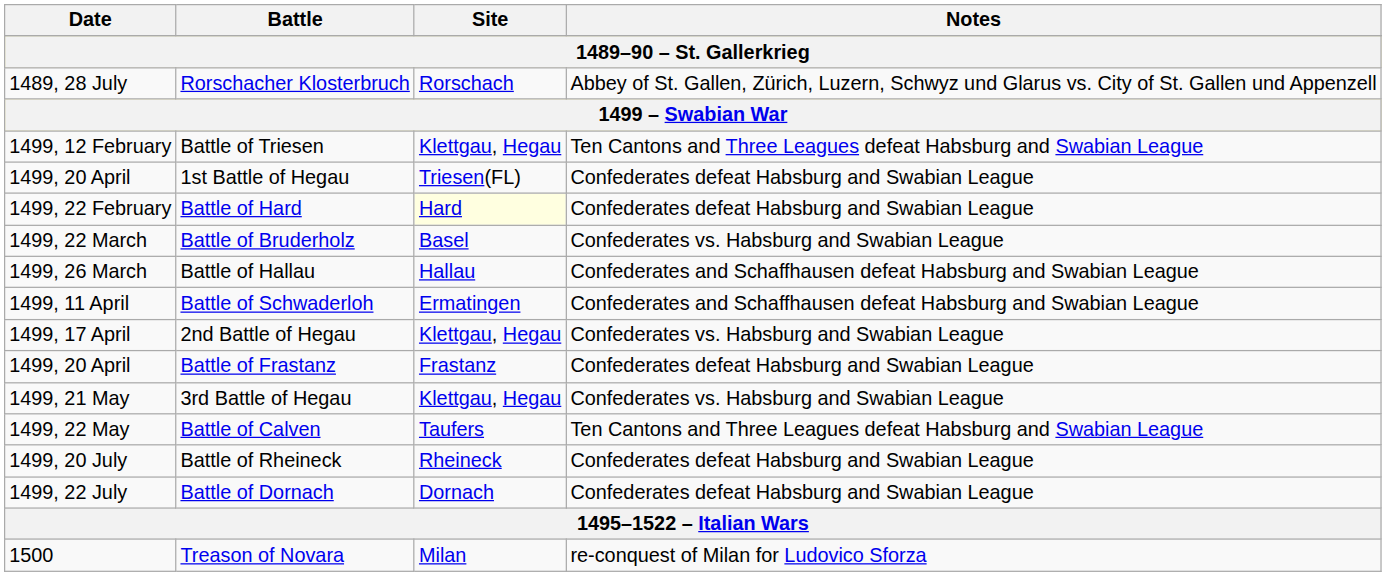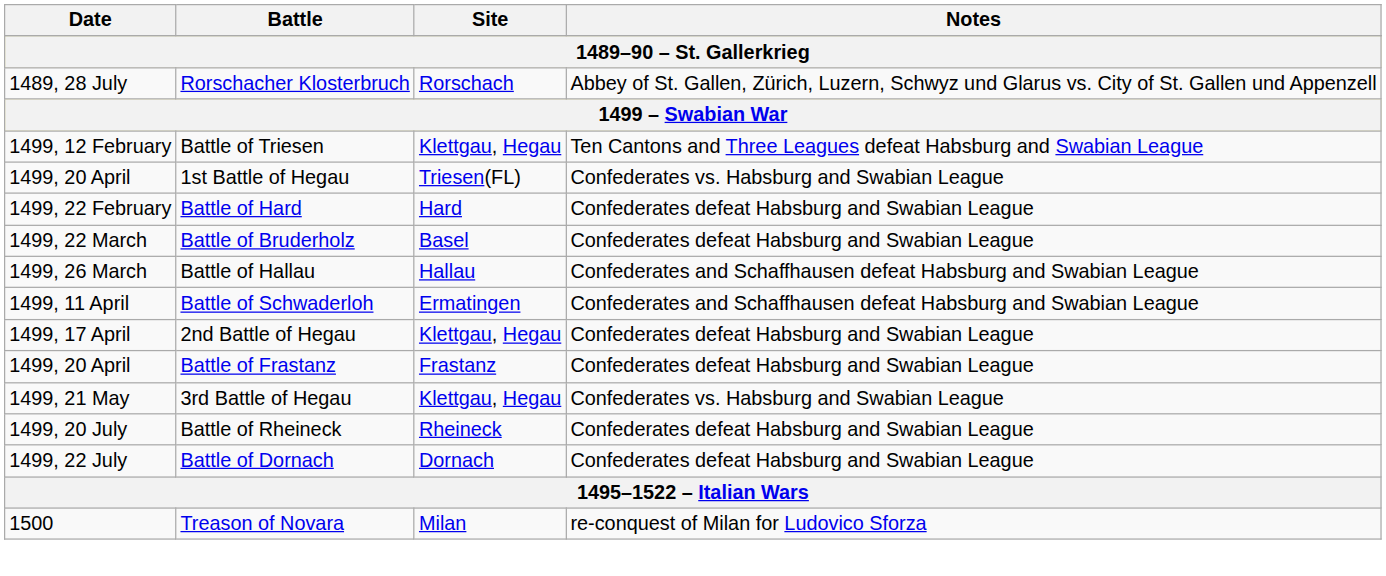(802, 177) Confederates defeat Habsburg and Swabian League -> (787, 177) Confederates vs. Habsburg and Swabian League
(440, 209) lightyellow background -> (440, 209) no background
(787, 240) Confederates vs. Habsburg and Swabian League -> (802, 240) Confederates defeat Habsburg and Swabian League
(787, 334) Confederates vs. Habsburg and Swabian League -> (802, 334) Confederates defeat Habsburg and Swabian League
- row: (250, 429)
